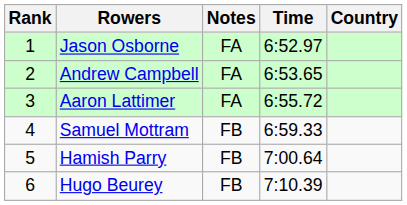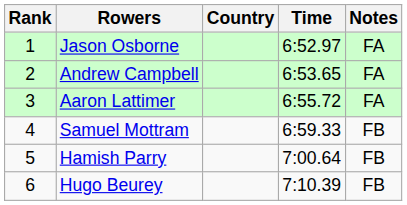columns swapped: (364, 18) <-> (231, 18)
